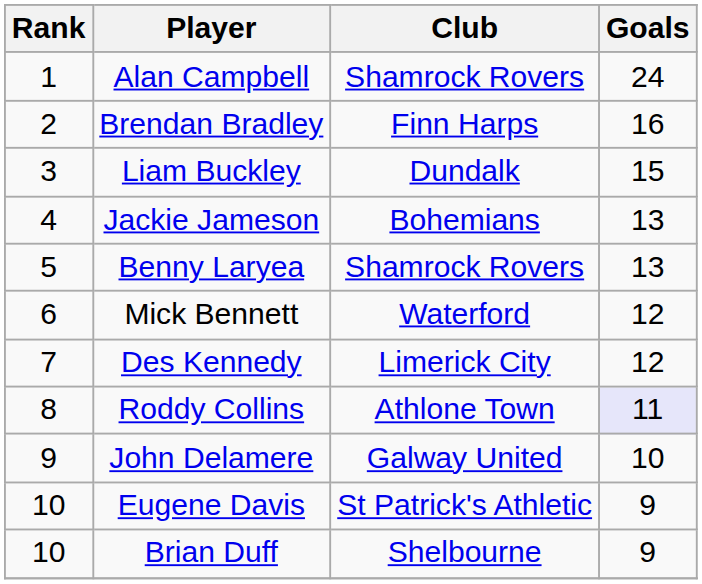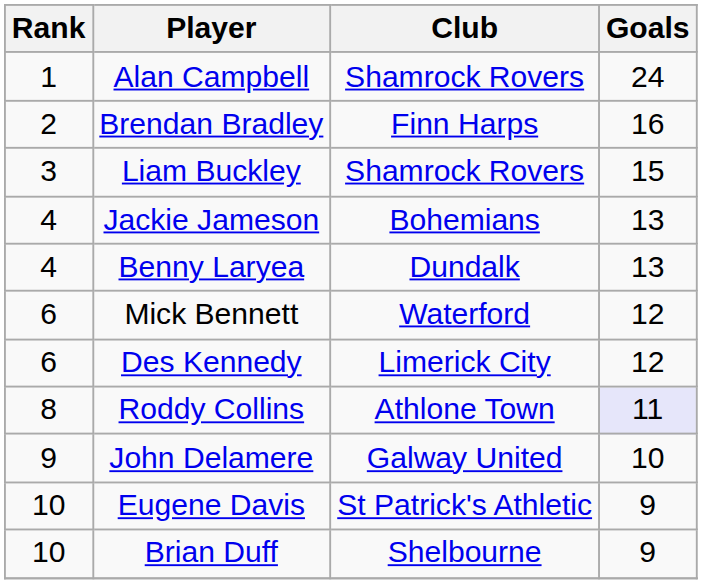(465, 171) Dundalk -> (465, 171) Shamrock Rovers
(49, 266) 5 -> (49, 266) 4
(465, 266) Shamrock Rovers -> (465, 266) Dundalk
(49, 362) 7 -> (49, 362) 6
